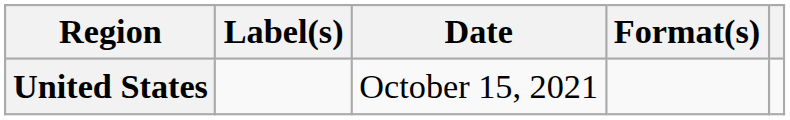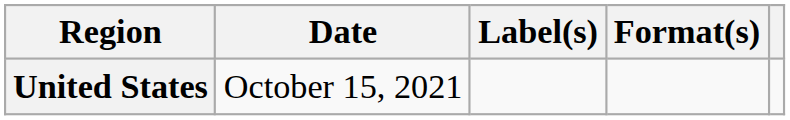columns swapped: (479, 31) <-> (284, 31)
